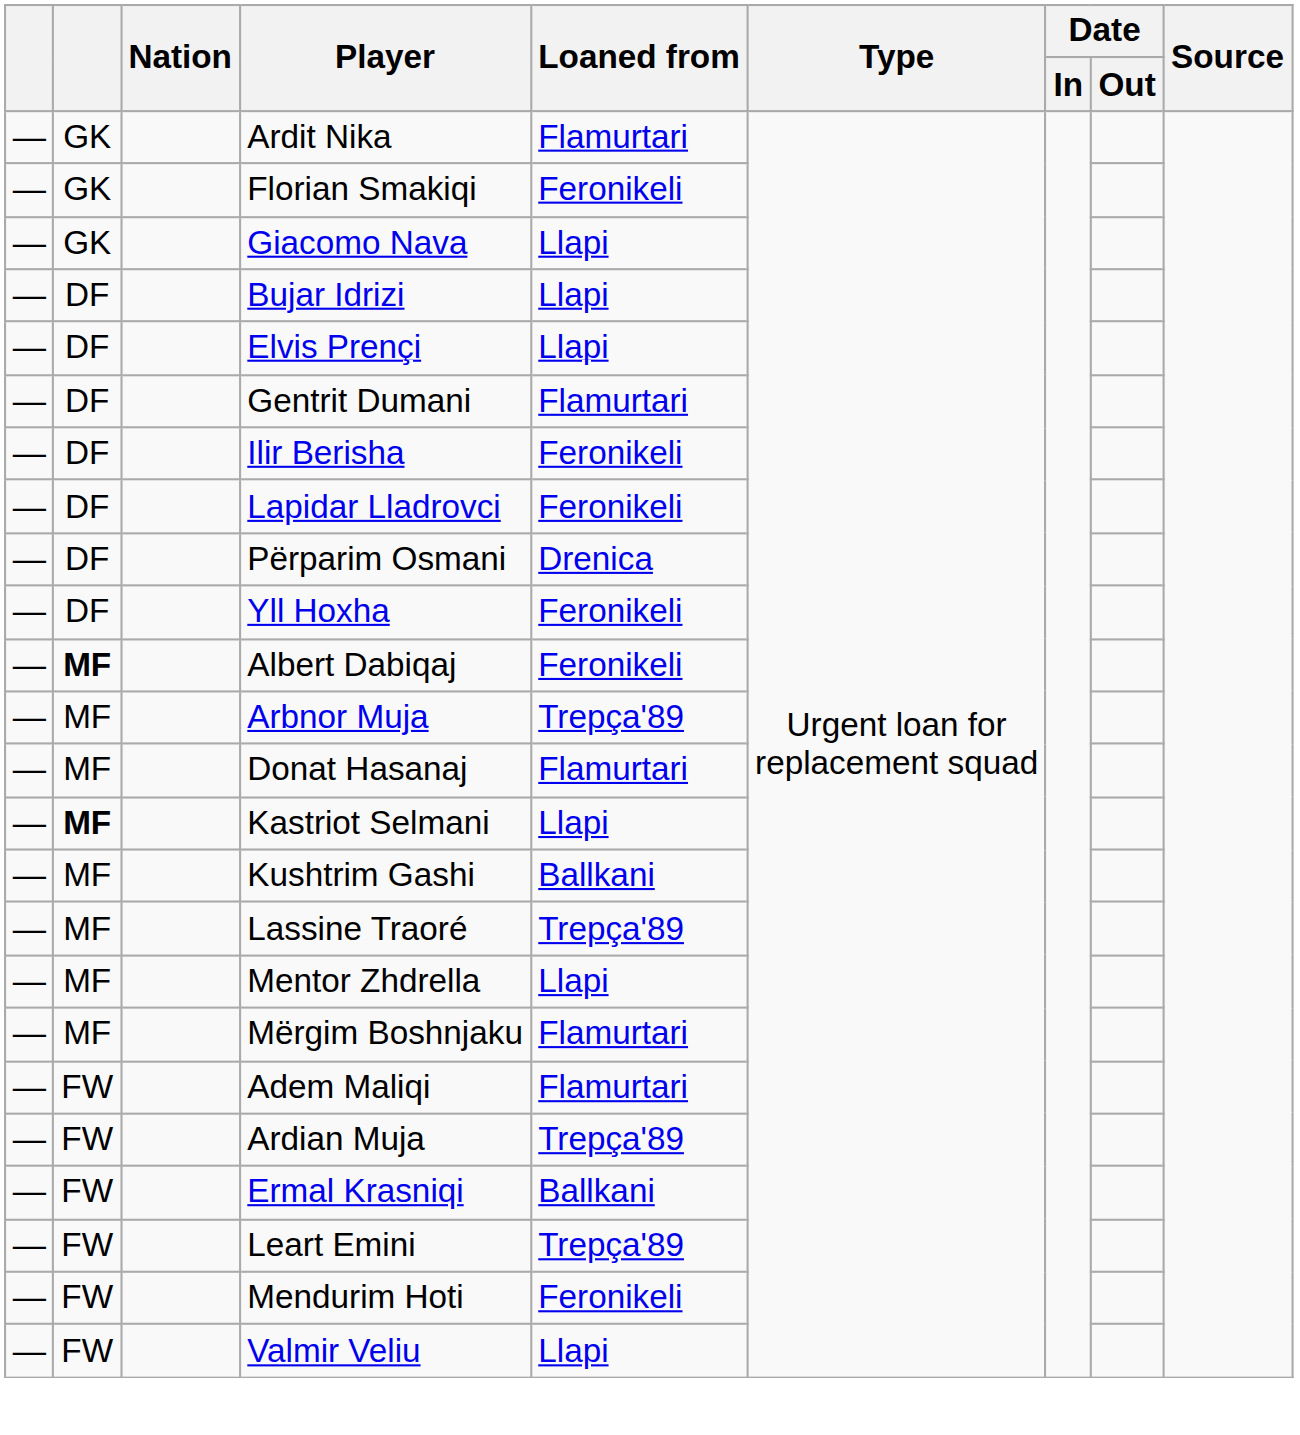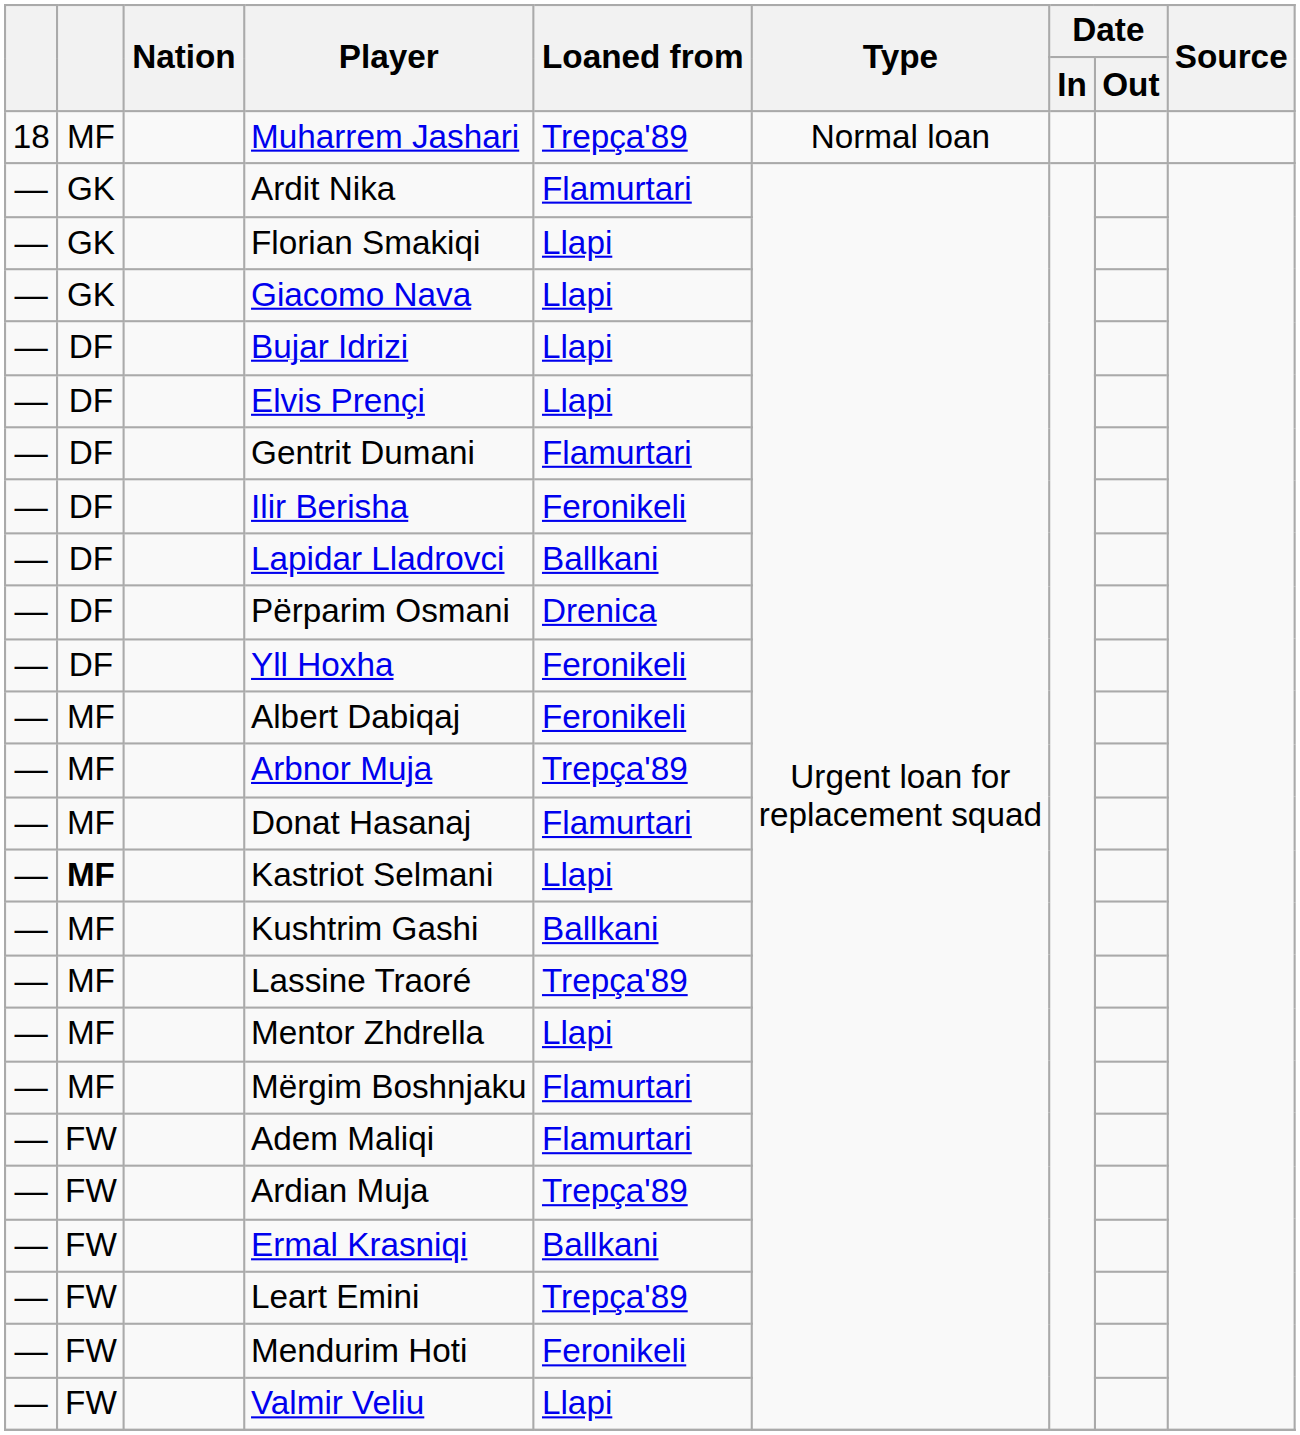+ row: (385, 136)
(610, 189) Feronikeli -> (577, 242) Llapi
(610, 505) Feronikeli -> (600, 558) Ballkani
(87, 664) bold -> (91, 717) normal
